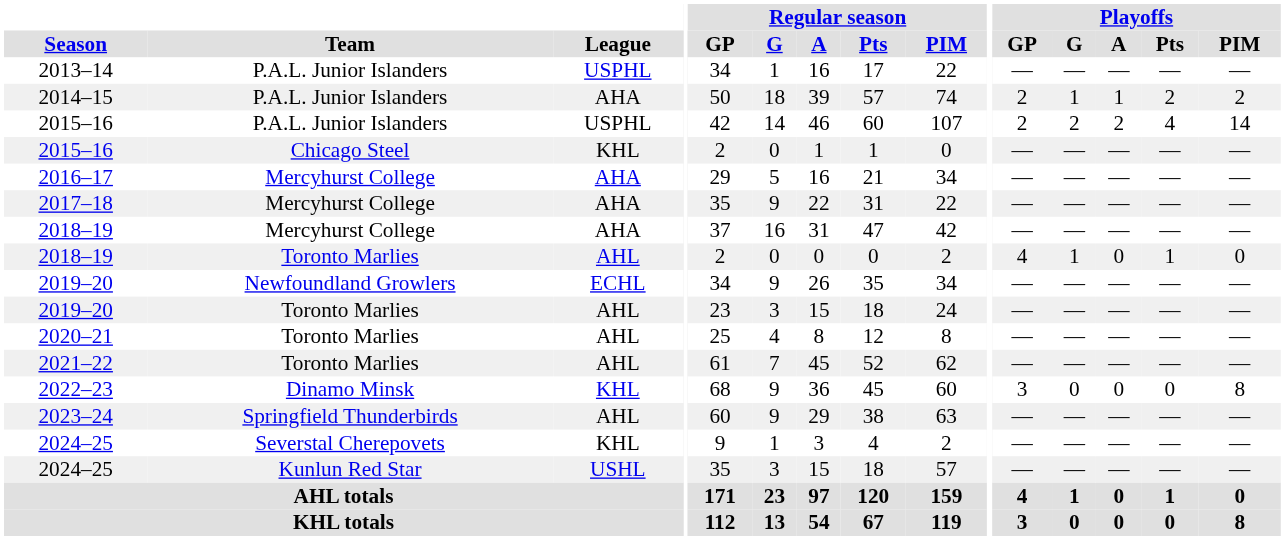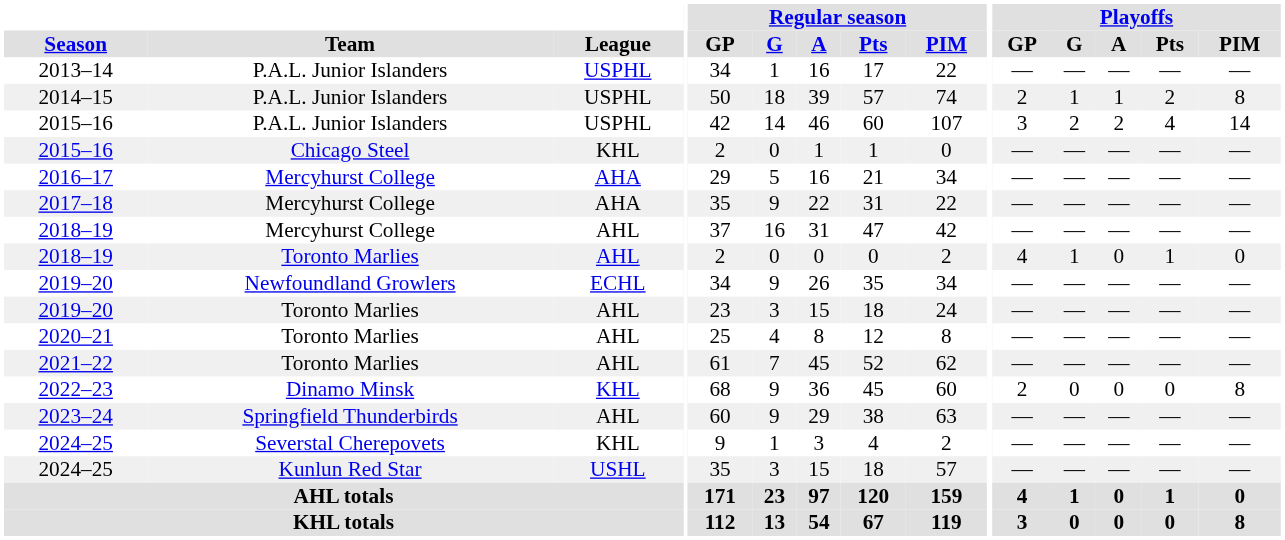(618, 96) AHA -> (618, 96) USPHL
(1240, 96) 2 -> (1240, 96) 8
(1022, 123) 2 -> (1022, 123) 3
(618, 229) AHA -> (618, 229) AHL
(1022, 389) 3 -> (1022, 389) 2
